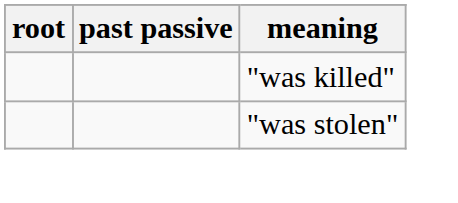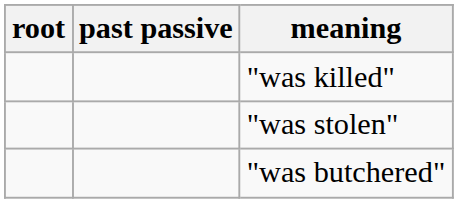+ row: (346, 172)
